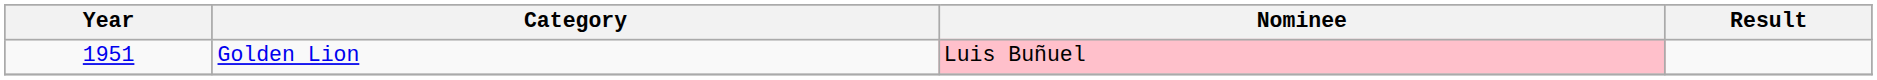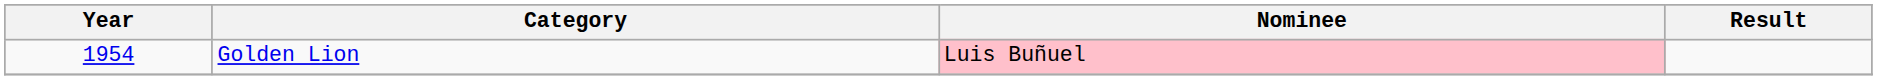(109, 57) 1951 -> (109, 57) 1954
